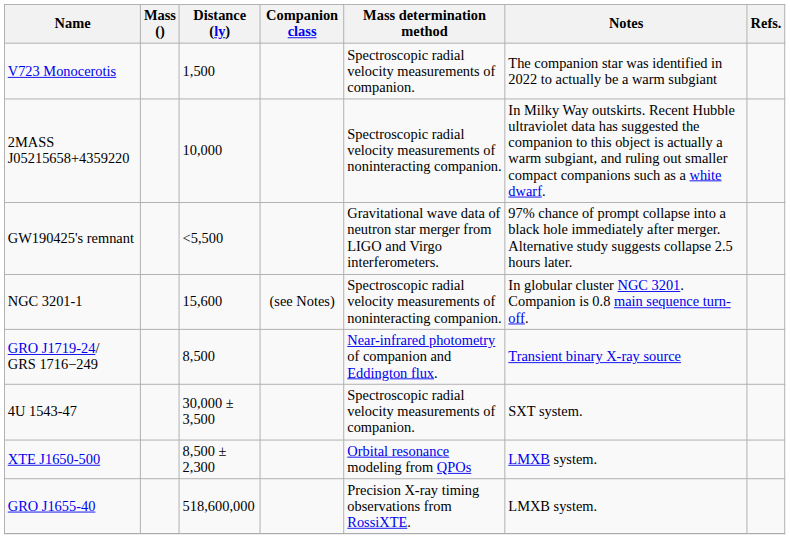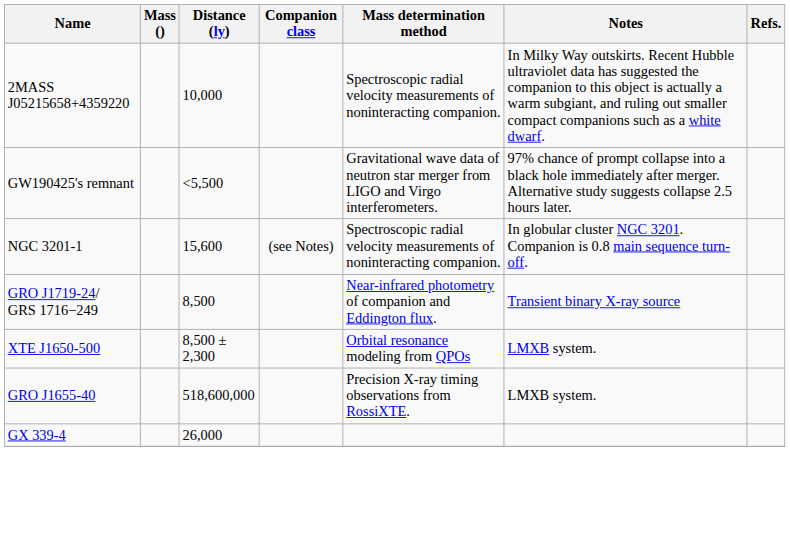- row: (62, 71)
- row: (42, 412)
+ row: (37, 434)
